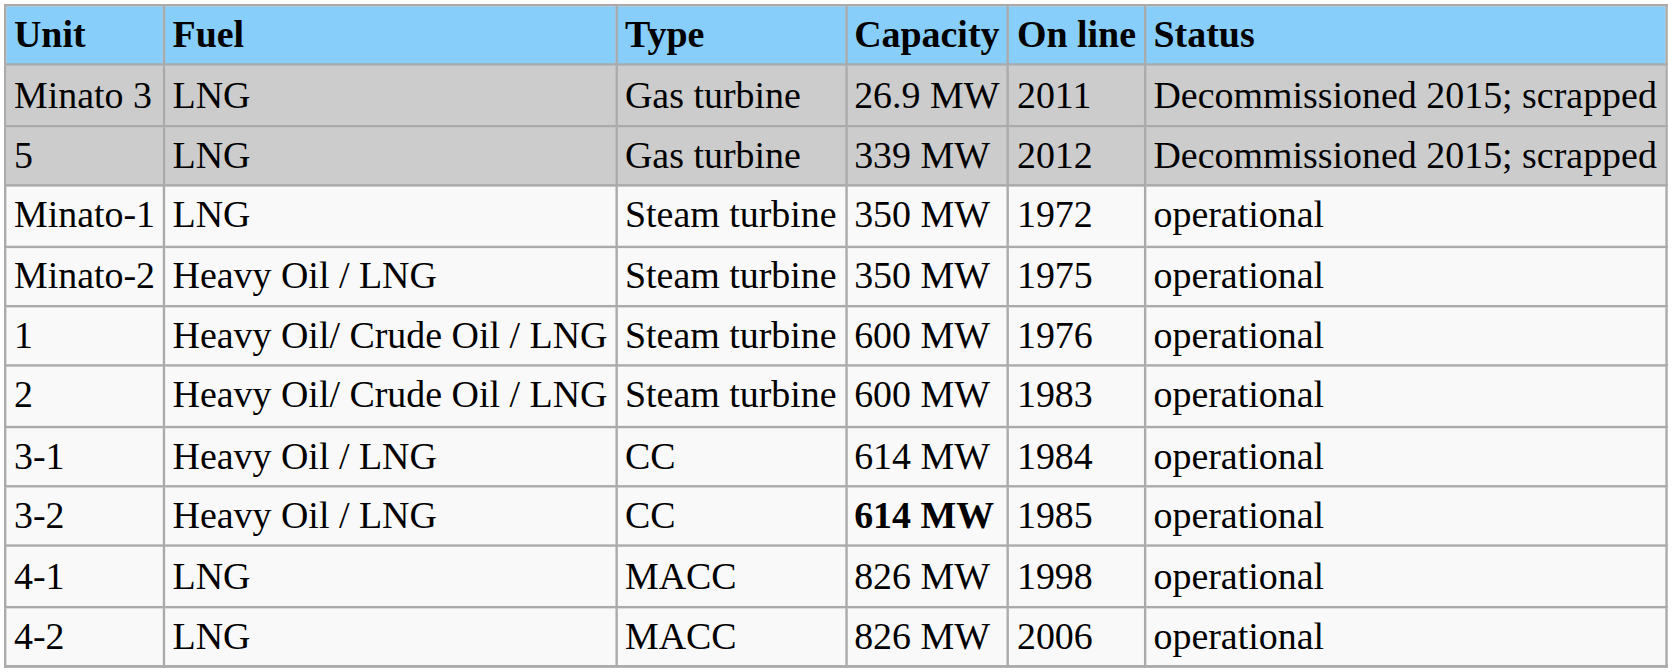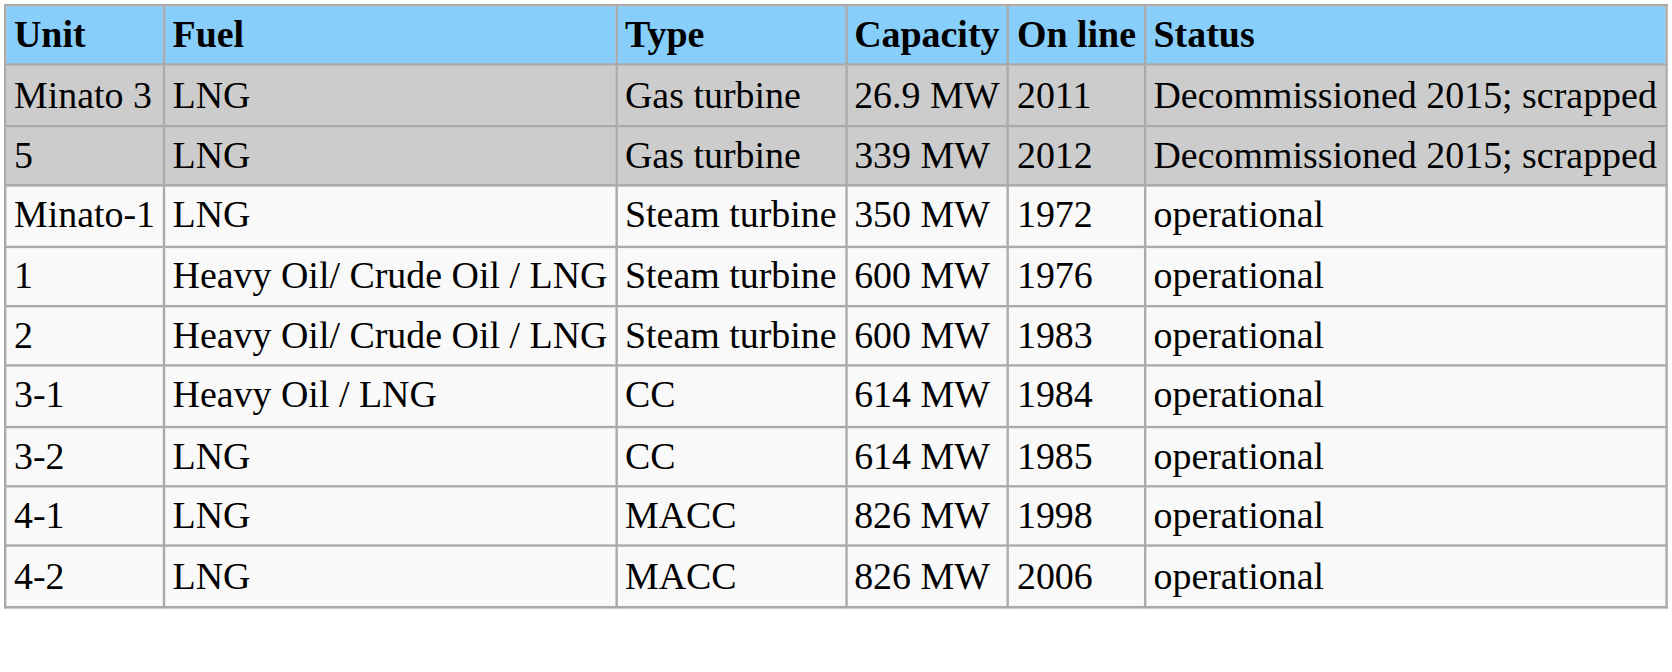- row: (84, 275)
(305, 515) Heavy Oil / LNG -> (212, 455) LNG
(924, 515) bold -> (922, 455) normal
